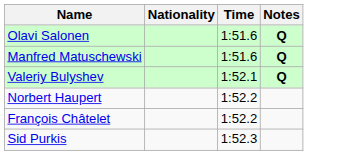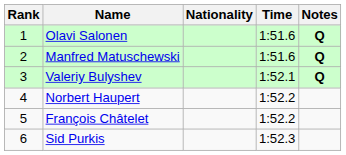+ column: (23, 14)
